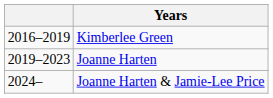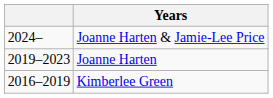rows swapped: (125, 37) <-> (171, 81)
